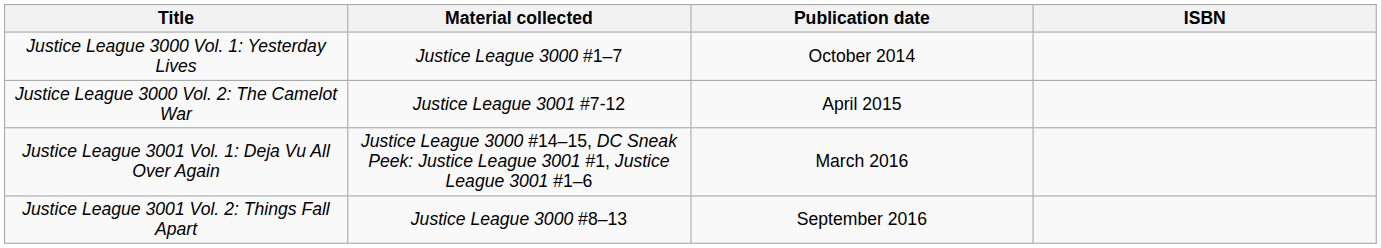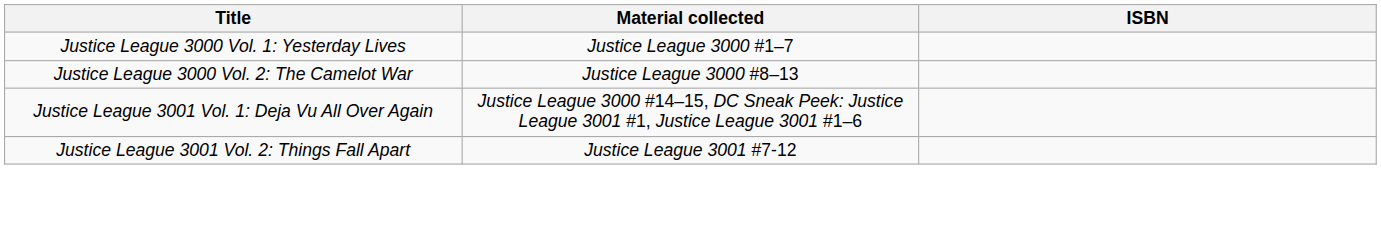- column: (862, 18)
(519, 103) Justice League 3001 #7-12 -> (690, 74) Justice League 3000 #8–13
(519, 219) Justice League 3000 #8–13 -> (690, 149) Justice League 3001 #7-12
